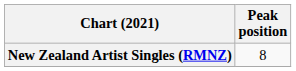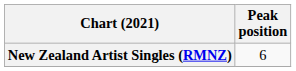(263, 54) 8 -> (263, 54) 6
